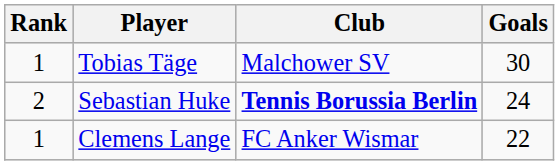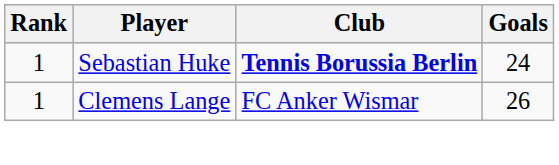- row: (138, 62)
(39, 100) 2 -> (39, 62) 1
(518, 139) 22 -> (518, 100) 26
